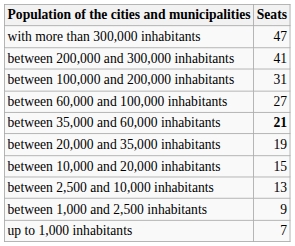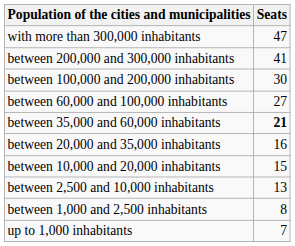(280, 79) 31 -> (280, 79) 30
(280, 144) 19 -> (280, 144) 16
(284, 209) 9 -> (284, 209) 8
